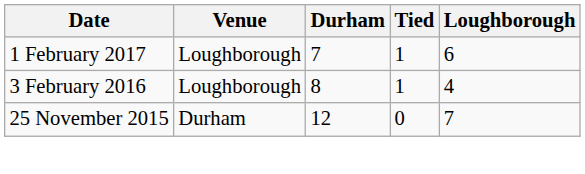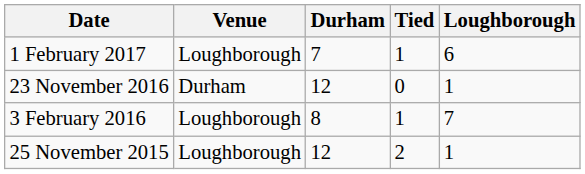+ row: (89, 86)
(449, 86) 4 -> (449, 119) 7
(212, 119) Durham -> (240, 151) Loughborough
(400, 119) 0 -> (400, 151) 2
(449, 119) 7 -> (449, 151) 1
